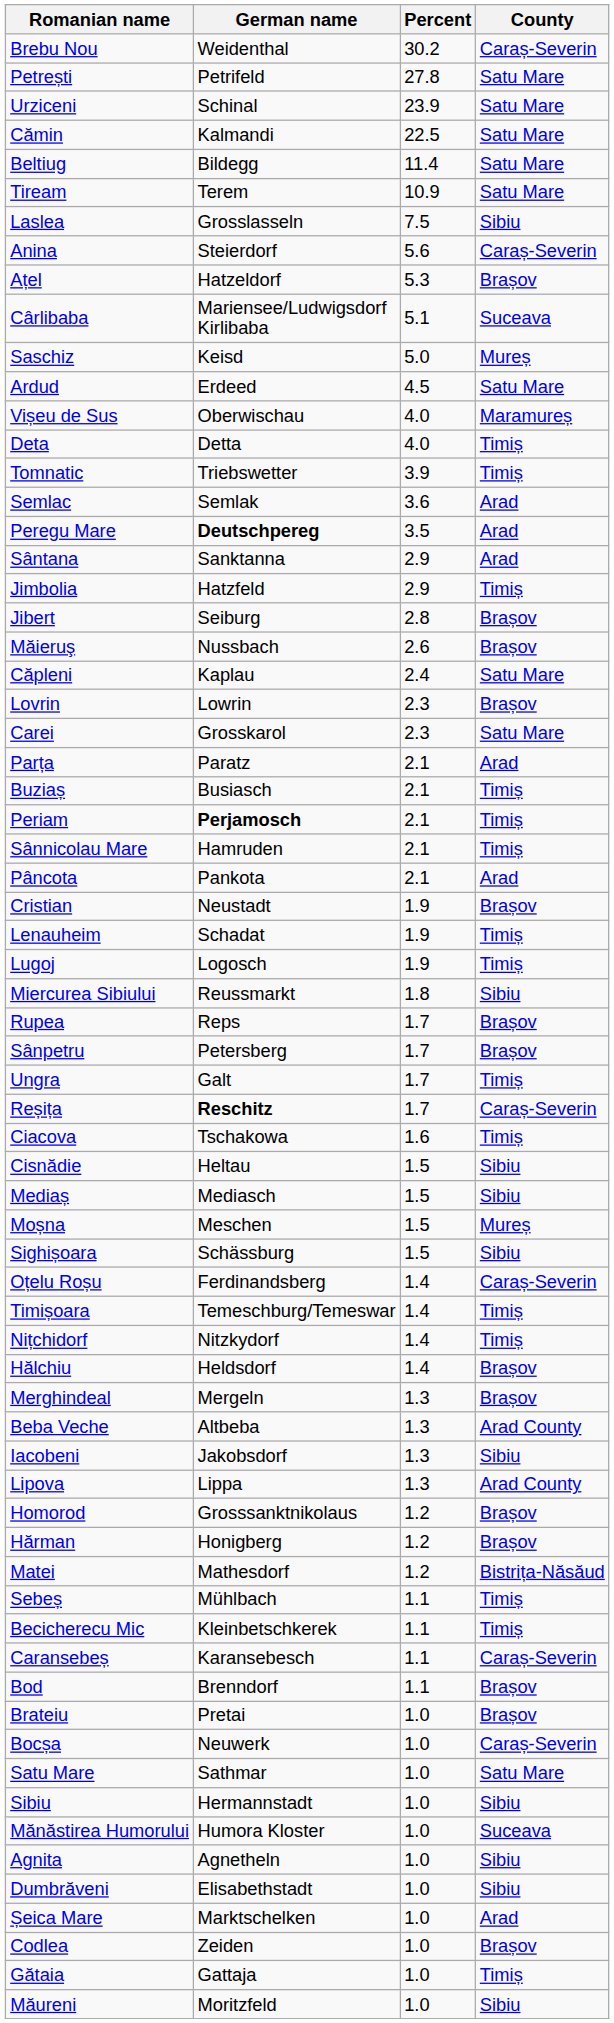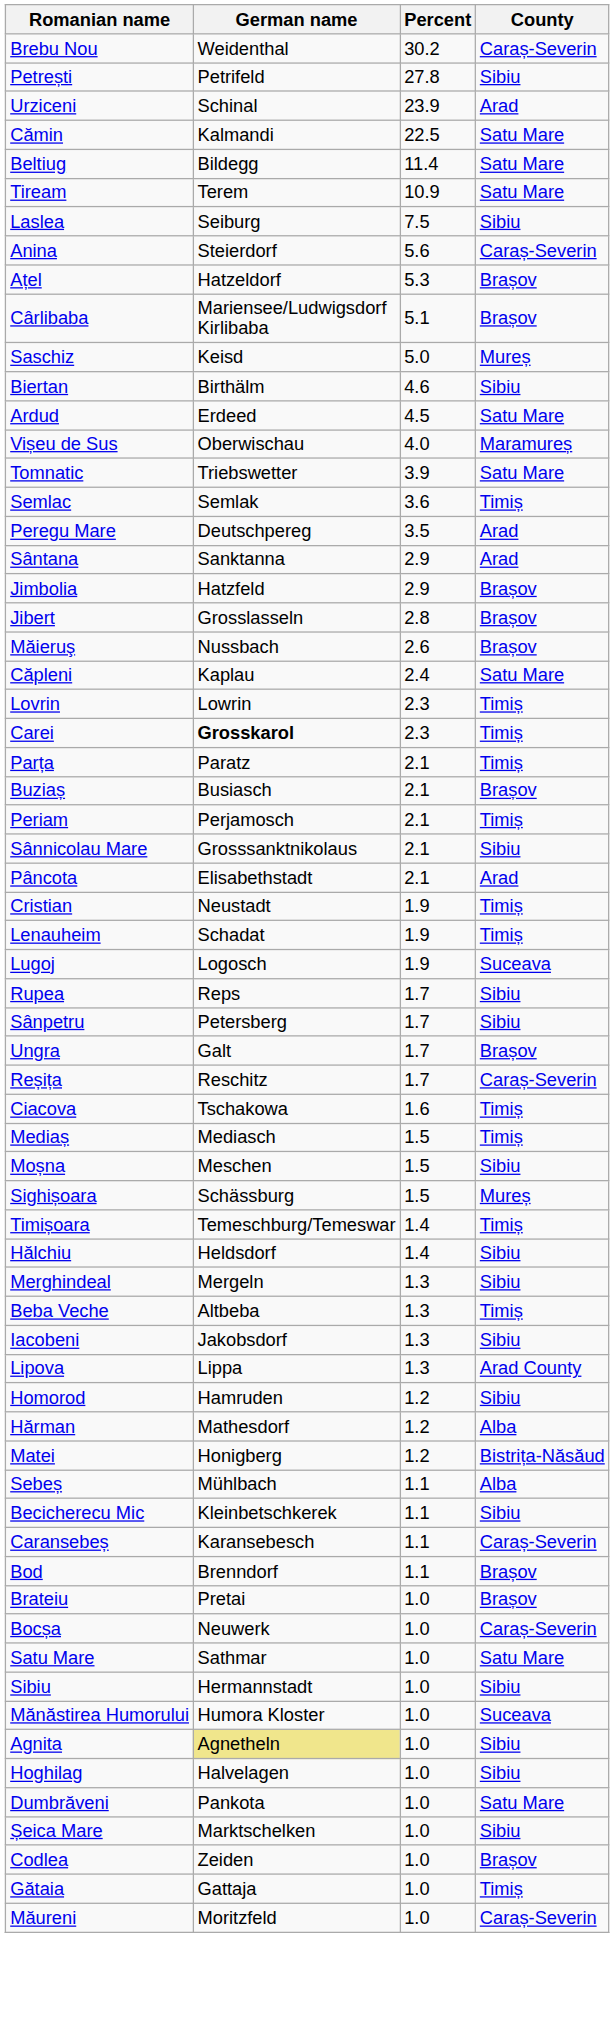(522, 77) Satu Mare -> (500, 77) Sibiu
(522, 106) Satu Mare -> (499, 106) Arad
(250, 221) Grosslasseln -> (229, 221) Seiburg
(515, 318) Suceava -> (508, 318) Brașov
+ row: (39, 386)
- row: (30, 444)
(501, 473) Timiș -> (522, 473) Satu Mare
(499, 502) Arad -> (501, 502) Timiș
(258, 531) bold -> (254, 531) normal
(501, 588) Timiș -> (508, 588) Brașov
(229, 617) Seiburg -> (250, 617) Grosslasseln
(508, 704) Brașov -> (501, 704) Timiș
(242, 733) normal -> (246, 733) bold
(522, 733) Satu Mare -> (501, 733) Timiș
(499, 762) Arad -> (501, 762) Timiș
(501, 791) Timiș -> (508, 791) Brașov
(249, 819) bold -> (246, 819) normal
(240, 848) Hamruden -> (277, 848) Grosssanktnikolaus
(501, 848) Timiș -> (500, 848) Sibiu
(231, 877) Pankota -> (255, 877) Elisabethstadt
(508, 906) Brașov -> (501, 906) Timiș
(501, 964) Timiș -> (515, 964) Suceava
- row: (83, 993)
(508, 1022) Brașov -> (500, 993) Sibiu
(508, 1051) Brașov -> (500, 1022) Sibiu
(501, 1080) Timiș -> (508, 1051) Brașov
(235, 1108) bold -> (233, 1080) normal
- row: (46, 1166)
(500, 1195) Sibiu -> (501, 1137) Timiș
(505, 1224) Mureș -> (500, 1166) Sibiu
(500, 1253) Sibiu -> (505, 1195) Mureș
- row: (56, 1282)
- row: (49, 1340)
(508, 1368) Brașov -> (500, 1253) Sibiu
(508, 1397) Brașov -> (500, 1282) Sibiu
(531, 1426) Arad County -> (501, 1311) Timiș
(277, 1513) Grosssanktnikolaus -> (240, 1397) Hamruden
(508, 1513) Brașov -> (500, 1397) Sibiu
(240, 1542) Honigberg -> (243, 1426) Mathesdorf
(508, 1542) Brașov -> (498, 1426) Alba
(243, 1571) Mathesdorf -> (240, 1455) Honigberg
(501, 1600) Timiș -> (498, 1484) Alba
(501, 1628) Timiș -> (500, 1513) Sibiu
(239, 1860) no background -> (239, 1744) khaki background
+ row: (46, 1773)
(255, 1889) Elisabethstadt -> (231, 1802) Pankota
(500, 1889) Sibiu -> (522, 1802) Satu Mare
(499, 1917) Arad -> (500, 1831) Sibiu
(500, 2004) Sibiu -> (538, 1917) Caraș-Severin
